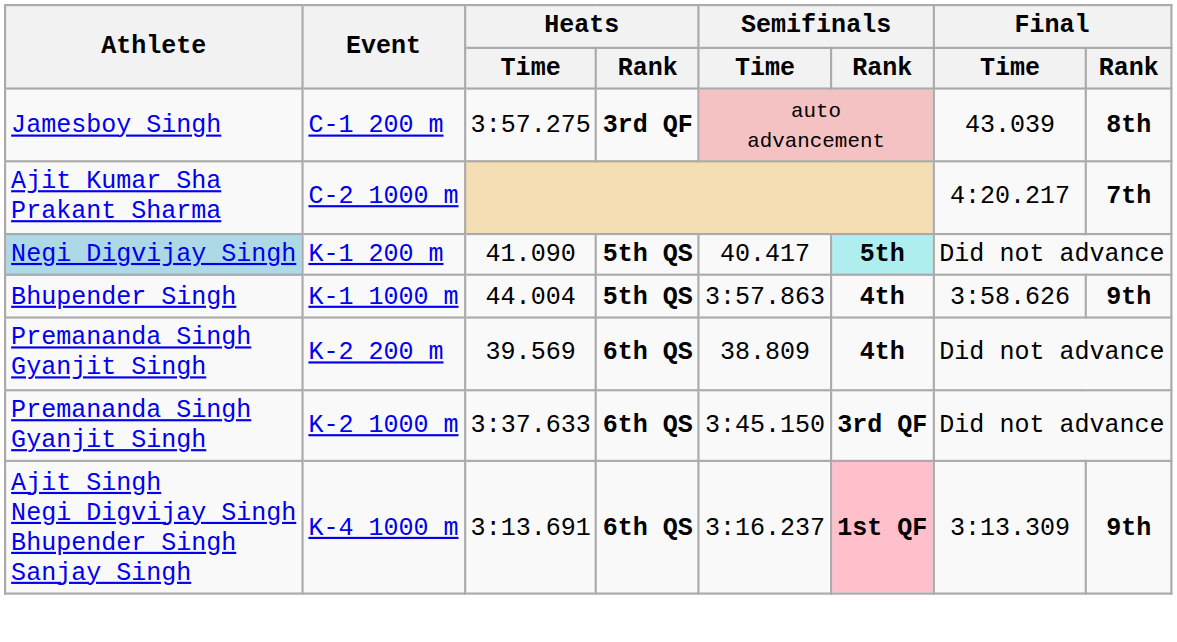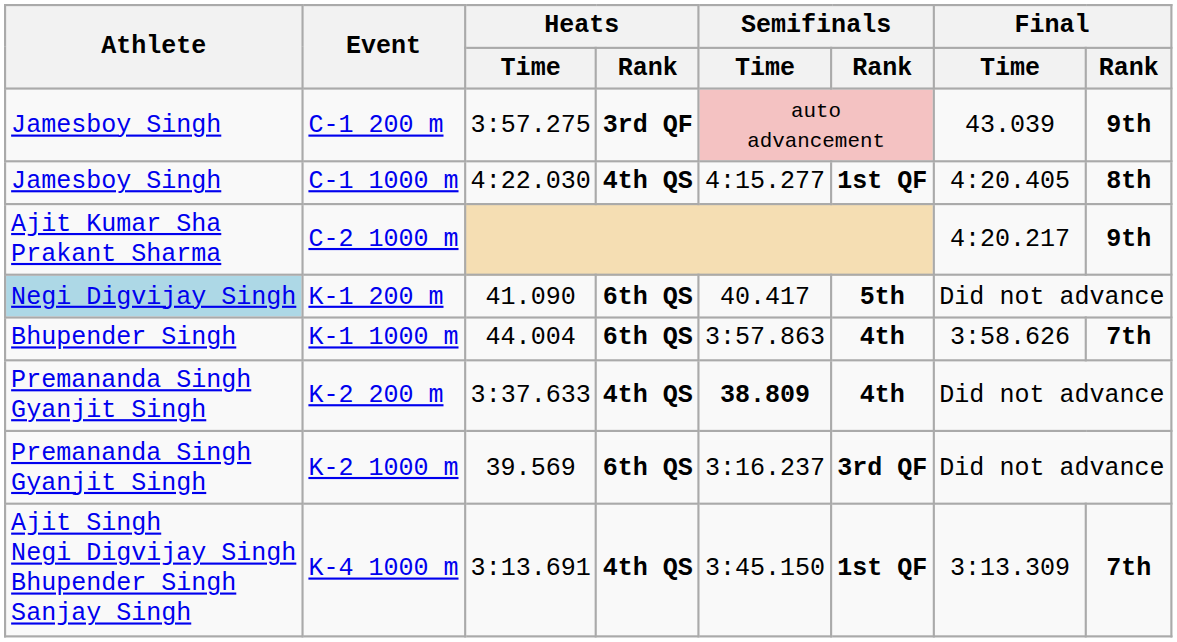(1129, 125) 8th -> (1129, 125) 9th
+ row: (383, 182)
(1129, 197) 7th -> (1129, 239) 9th
(648, 254) 5th QS -> (648, 296) 6th QS
(882, 254) paleturquoise background -> (882, 296) no background
(648, 296) 5th QS -> (648, 338) 6th QS
(1129, 296) 9th -> (1129, 338) 7th
(531, 353) 39.569 -> (531, 395) 3:37.633
(648, 353) 6th QS -> (648, 395) 4th QS
(765, 353) normal -> (765, 395) bold
(531, 425) 3:37.633 -> (531, 467) 39.569
(765, 425) 3:45.150 -> (765, 467) 3:16.237
(648, 527) 6th QS -> (648, 569) 4th QS
(765, 527) 3:16.237 -> (765, 569) 3:45.150
(882, 527) pink background -> (882, 569) no background
(1129, 527) 9th -> (1129, 569) 7th
